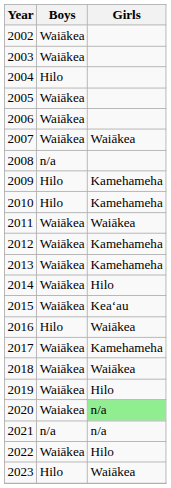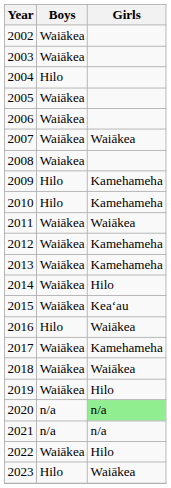(48, 160) n/a -> (62, 160) Waiakea
(62, 410) Waiakea -> (48, 410) n/a
